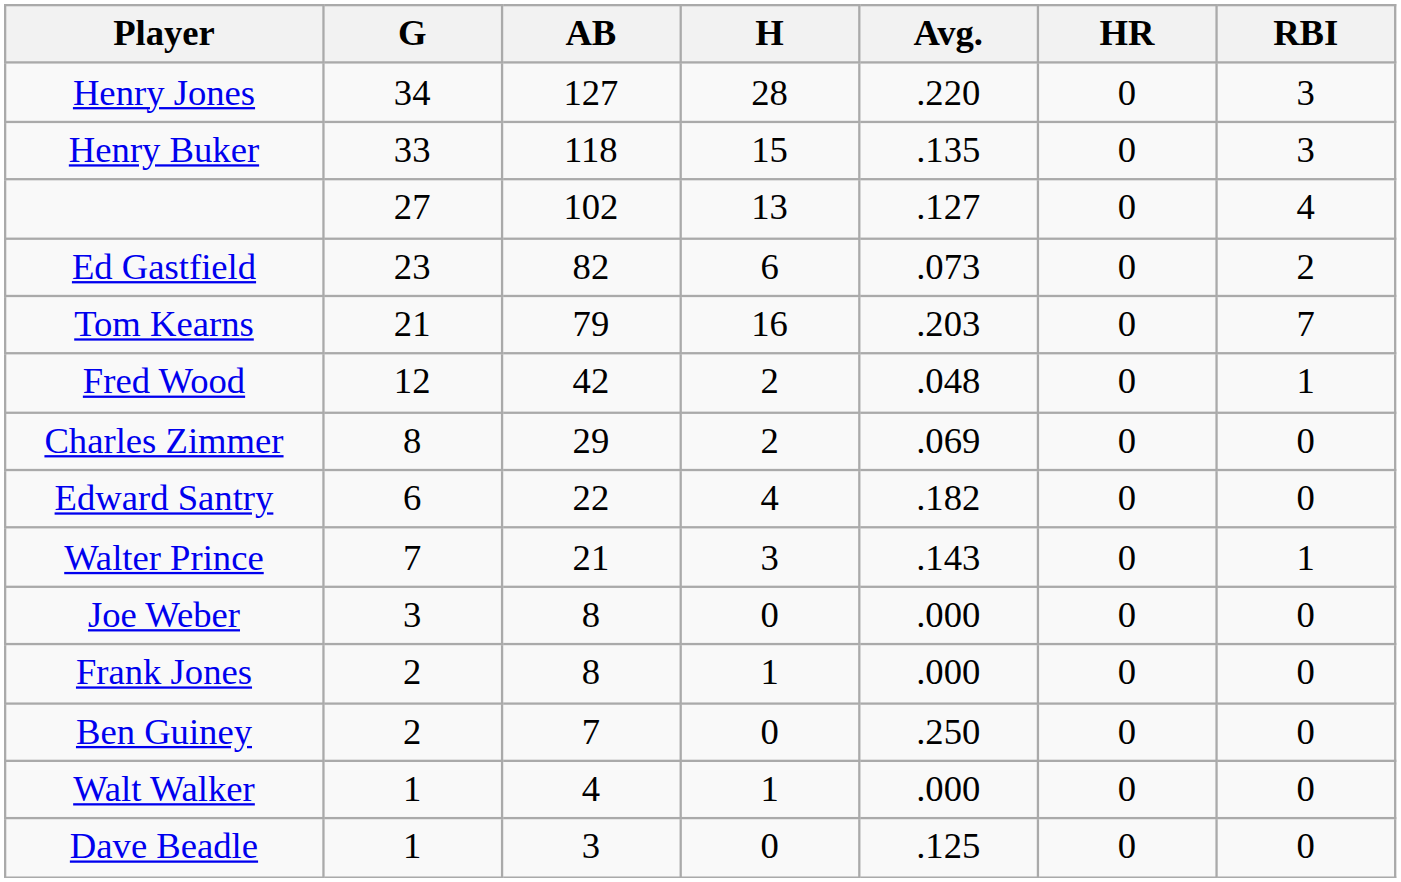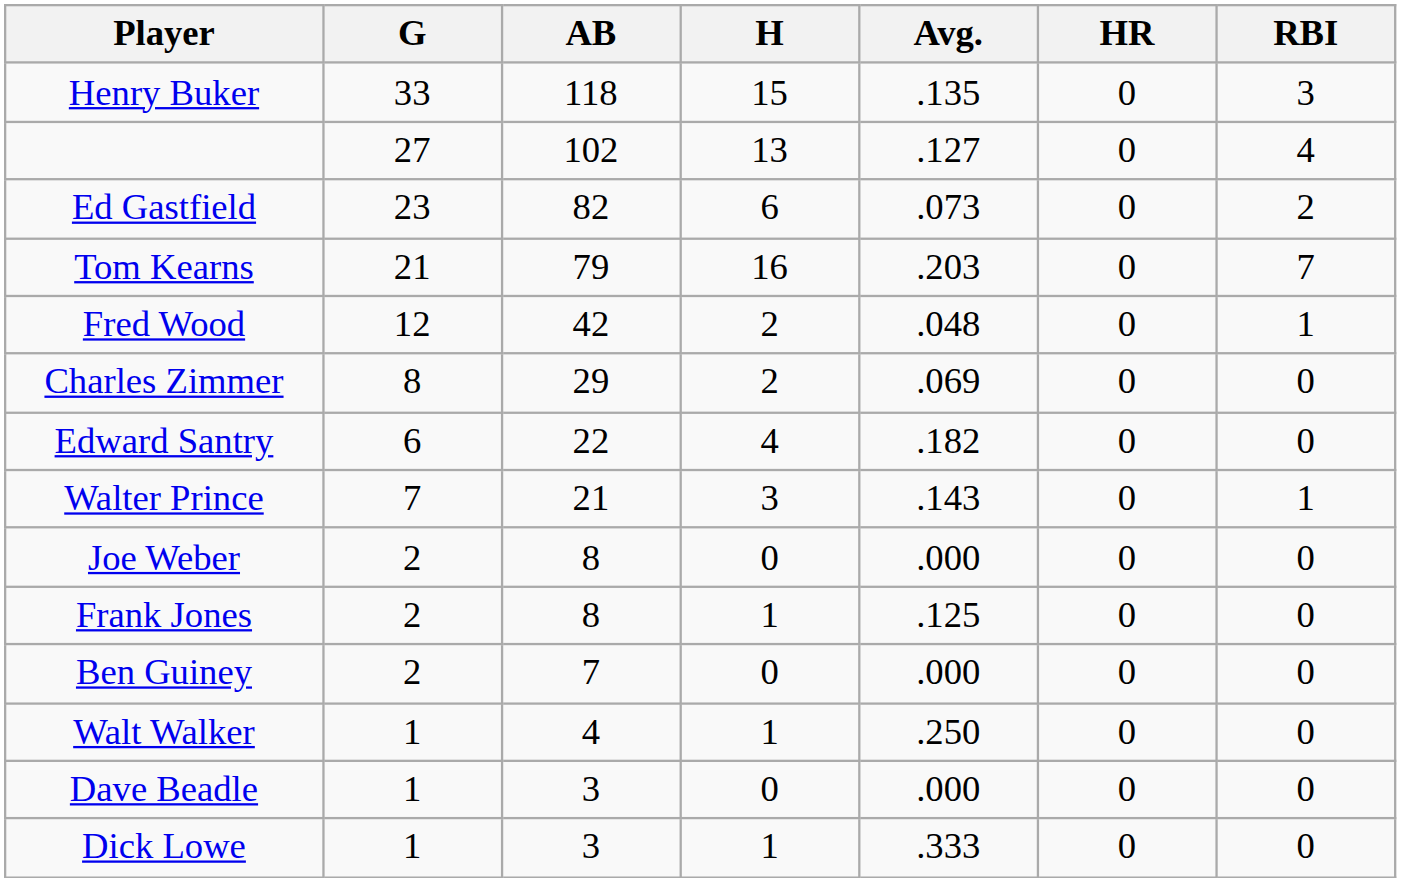- row: (164, 91)
(412, 614) 3 -> (412, 556) 2
(948, 672) .000 -> (948, 614) .125
(948, 730) .250 -> (948, 672) .000
(948, 788) .000 -> (948, 730) .250
(948, 847) .125 -> (948, 788) .000
+ row: (164, 847)
